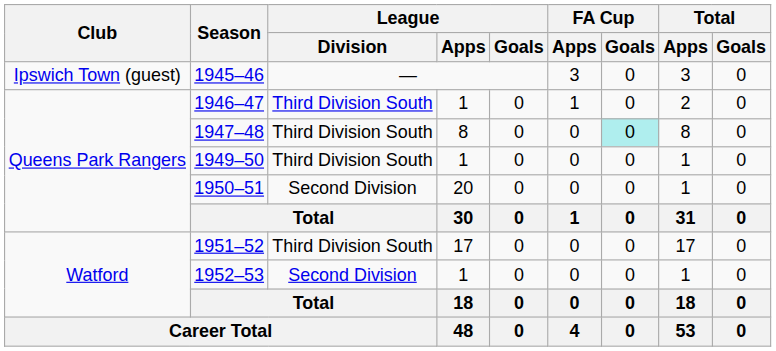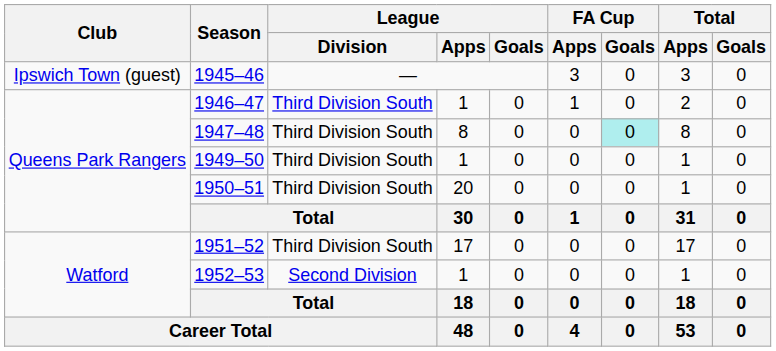(352, 189) Second Division -> (352, 189) Third Division South
